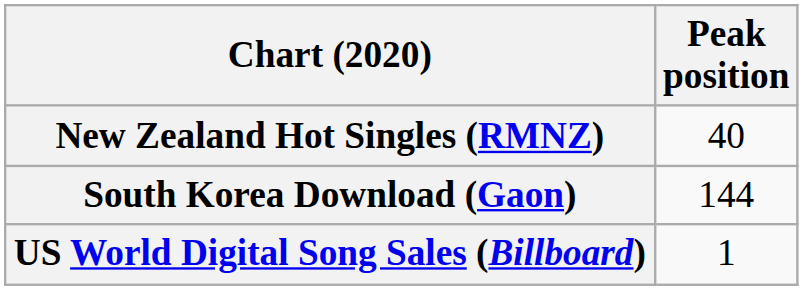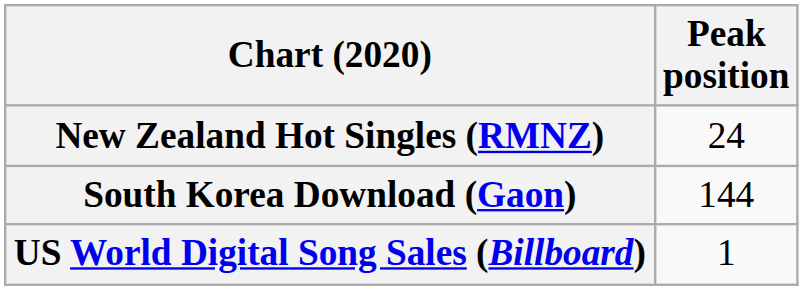(726, 135) 40 -> (726, 135) 24
